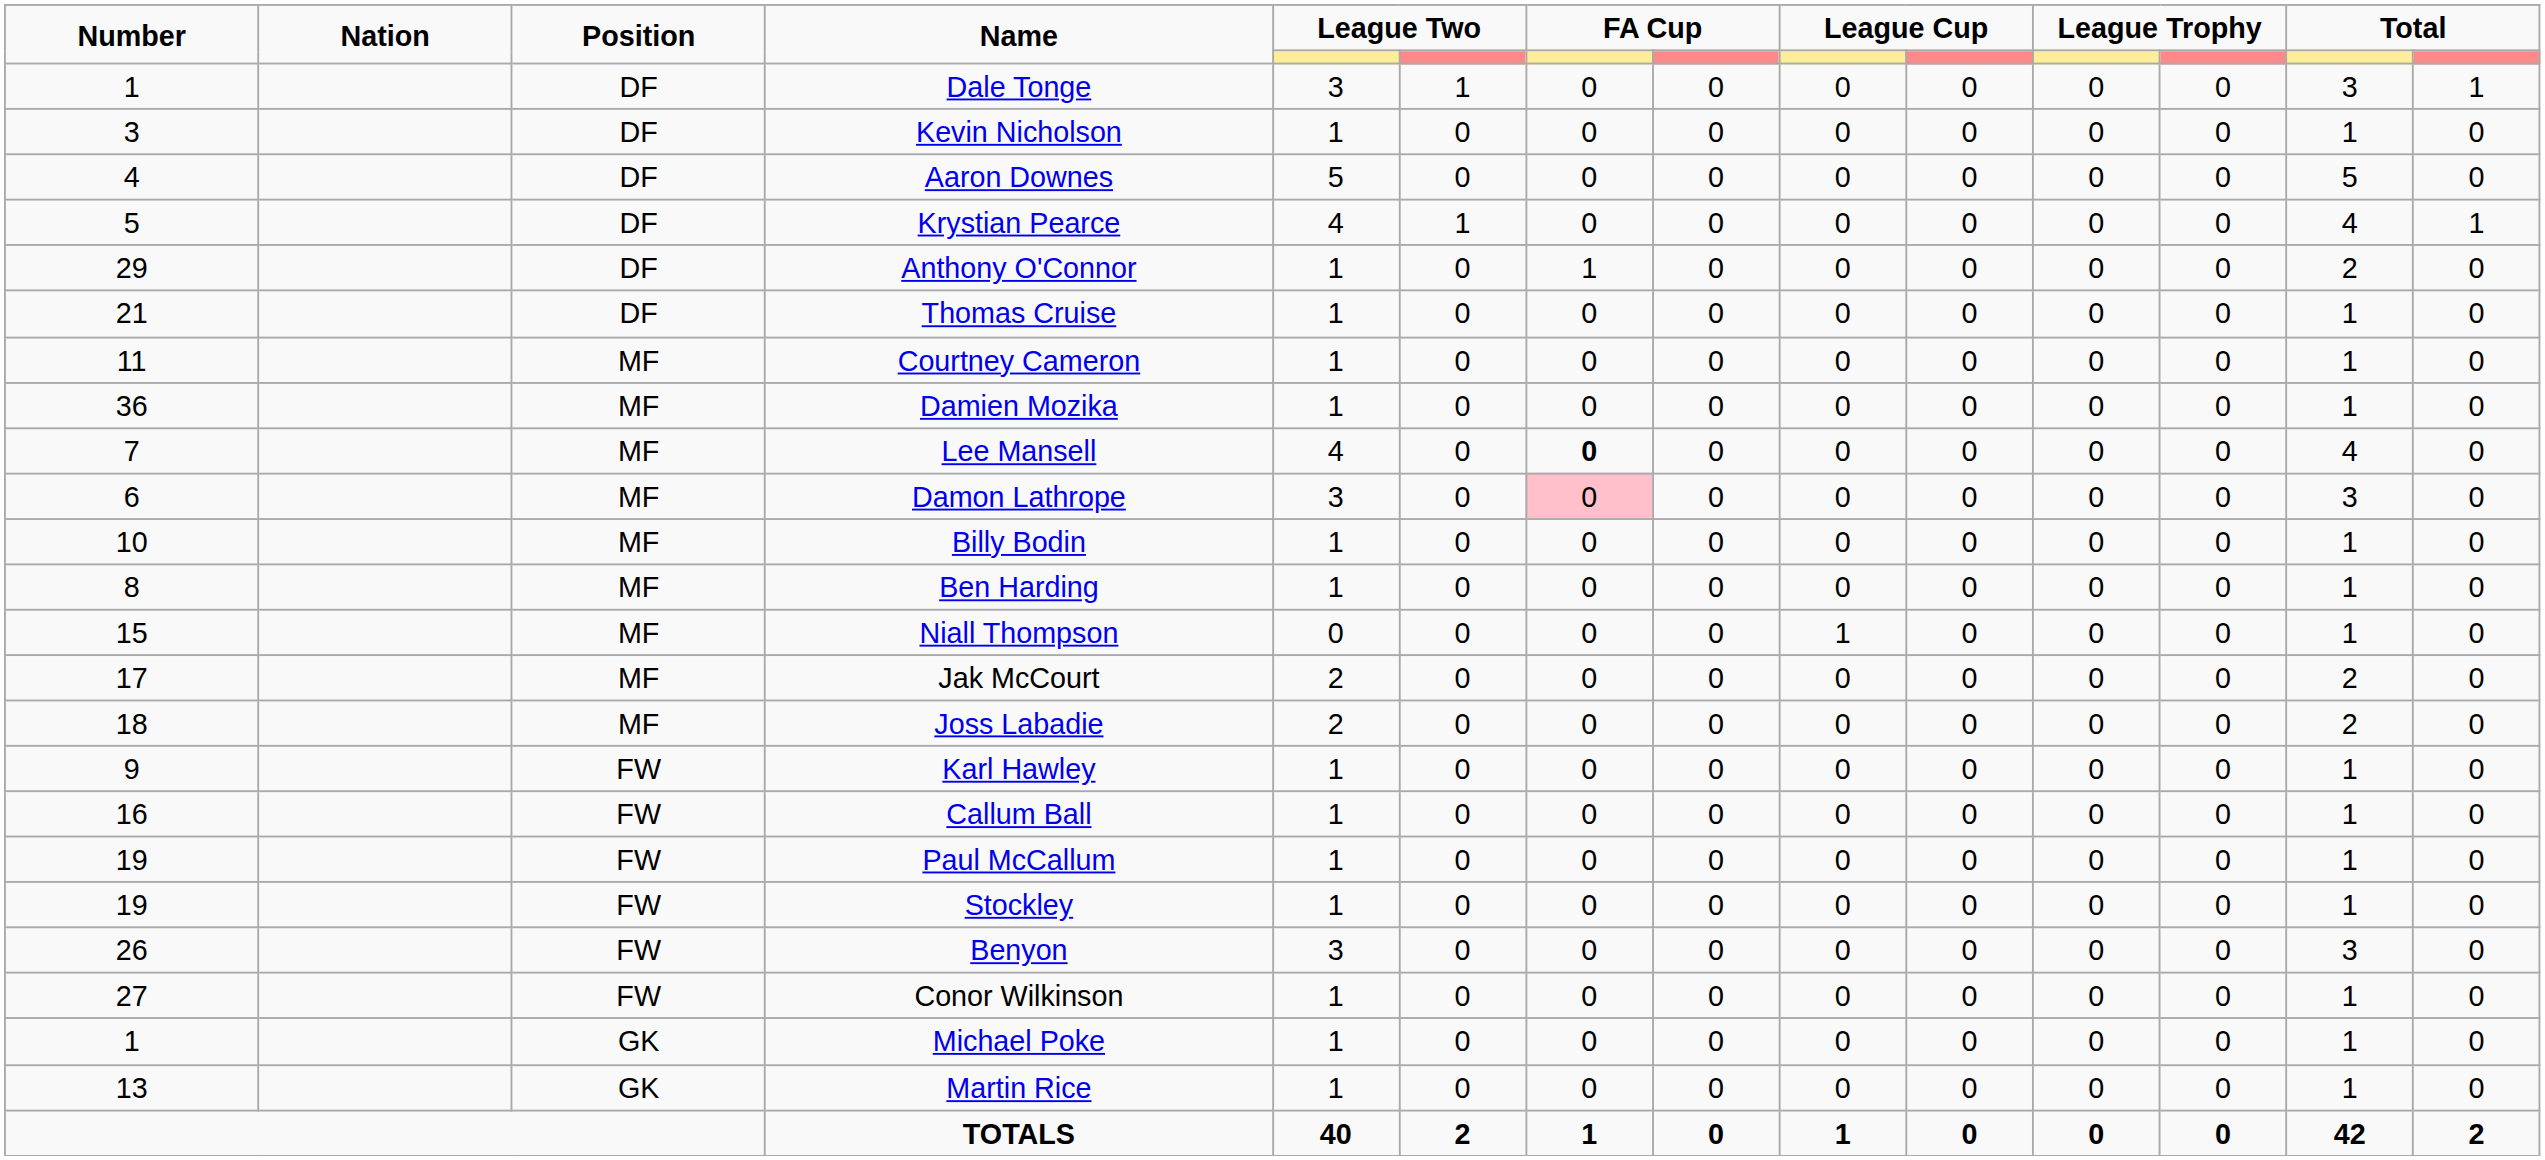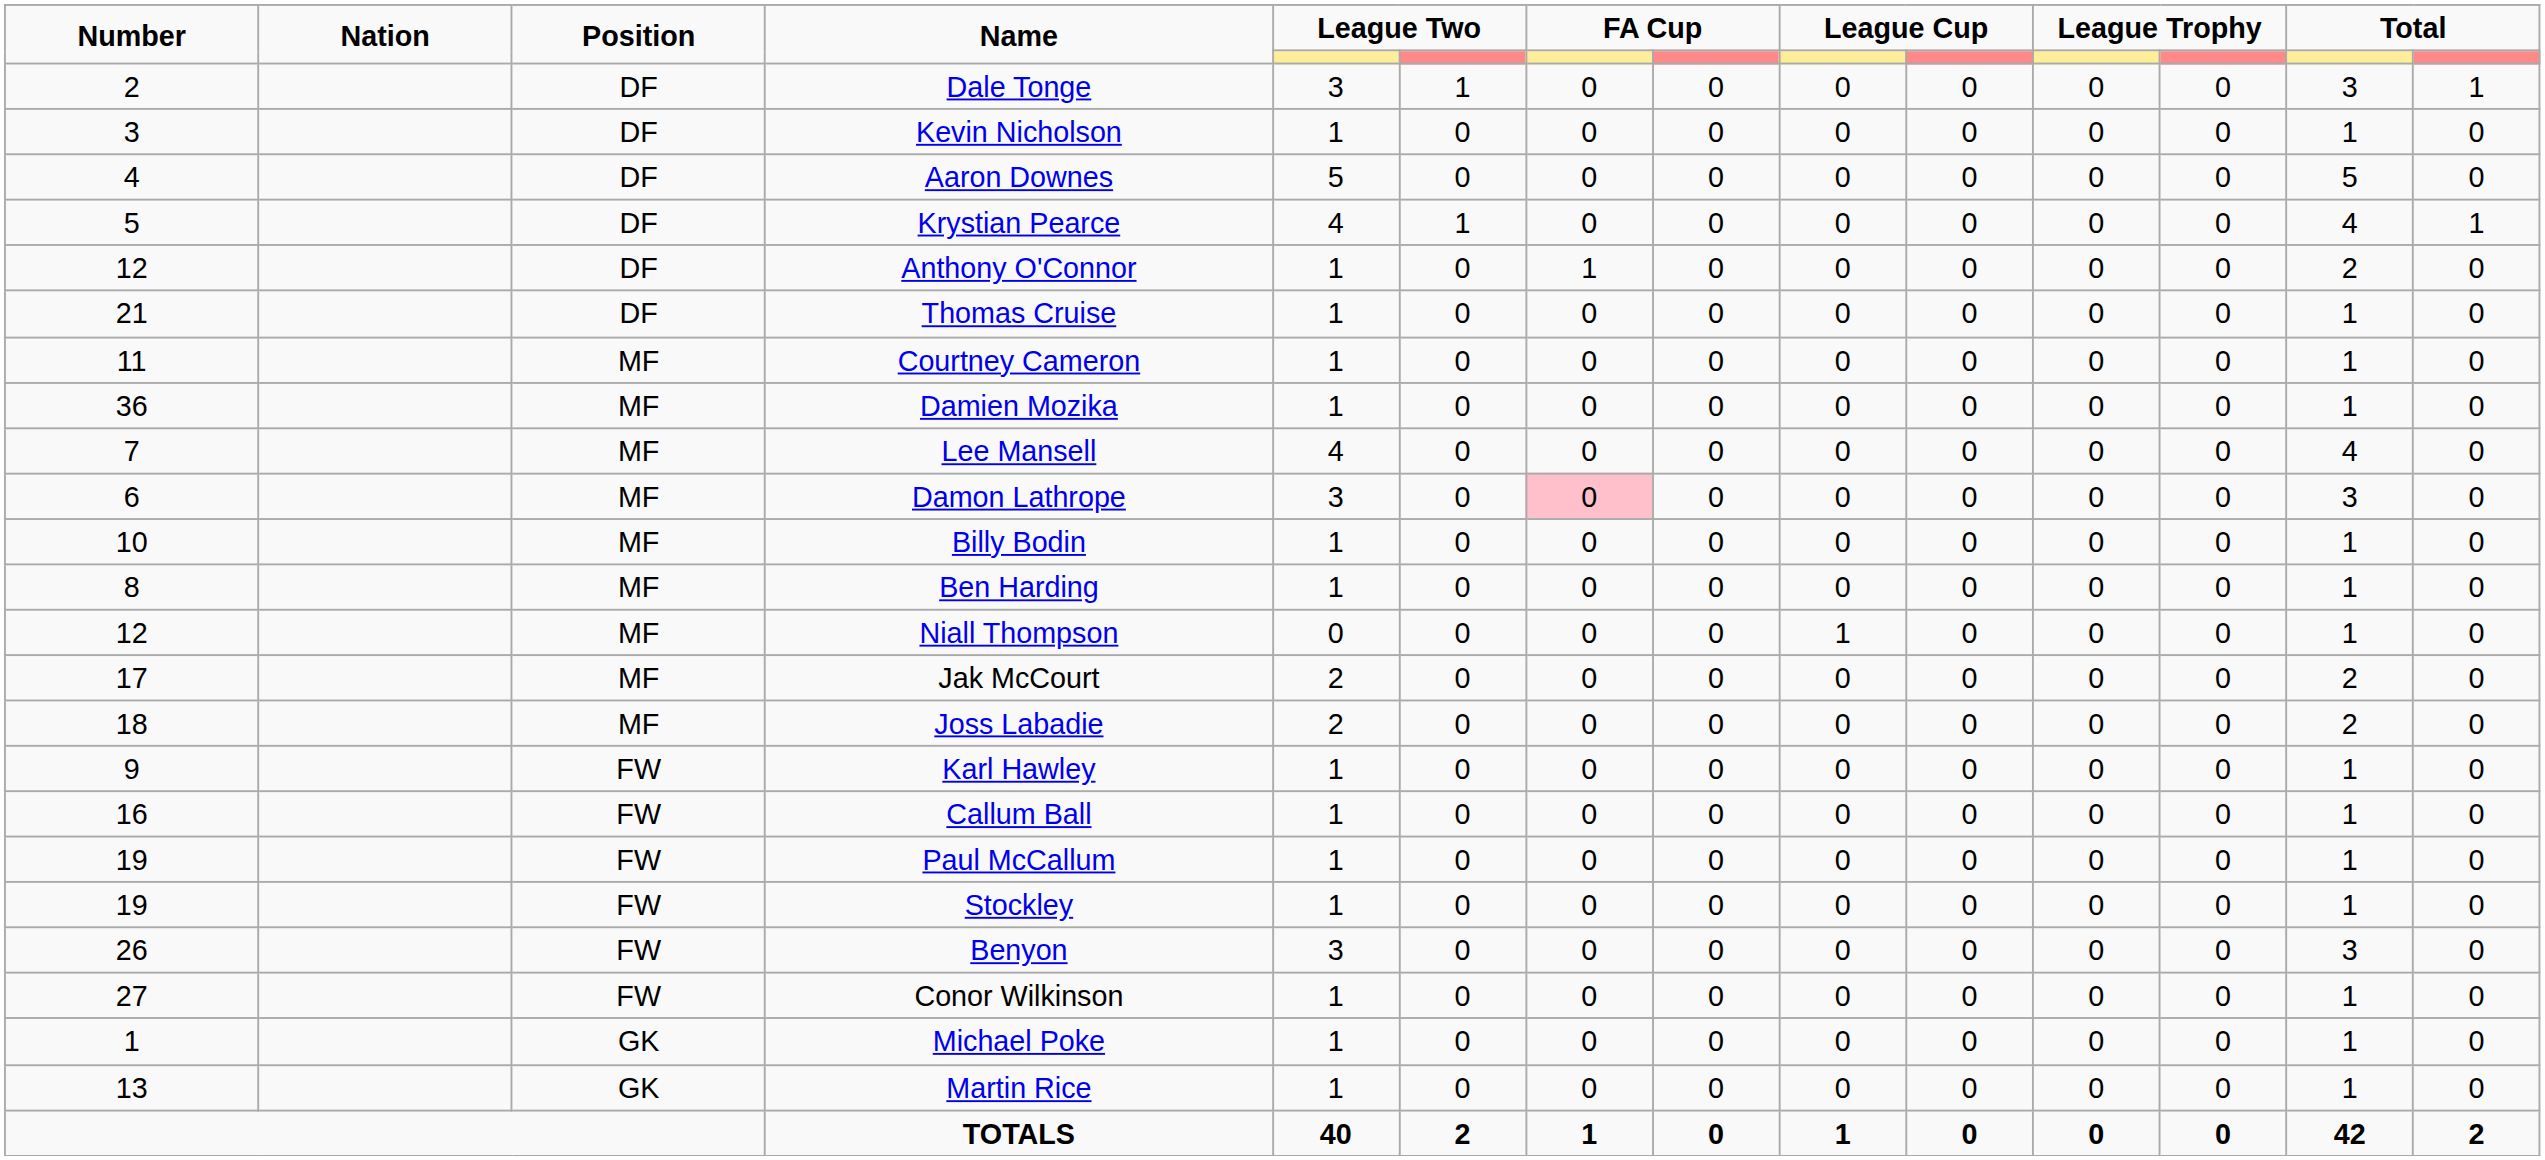(132, 87) 1 -> (132, 87) 2
(132, 269) 29 -> (132, 269) 12
(1589, 451) bold -> (1589, 451) normal
(132, 632) 15 -> (132, 632) 12
